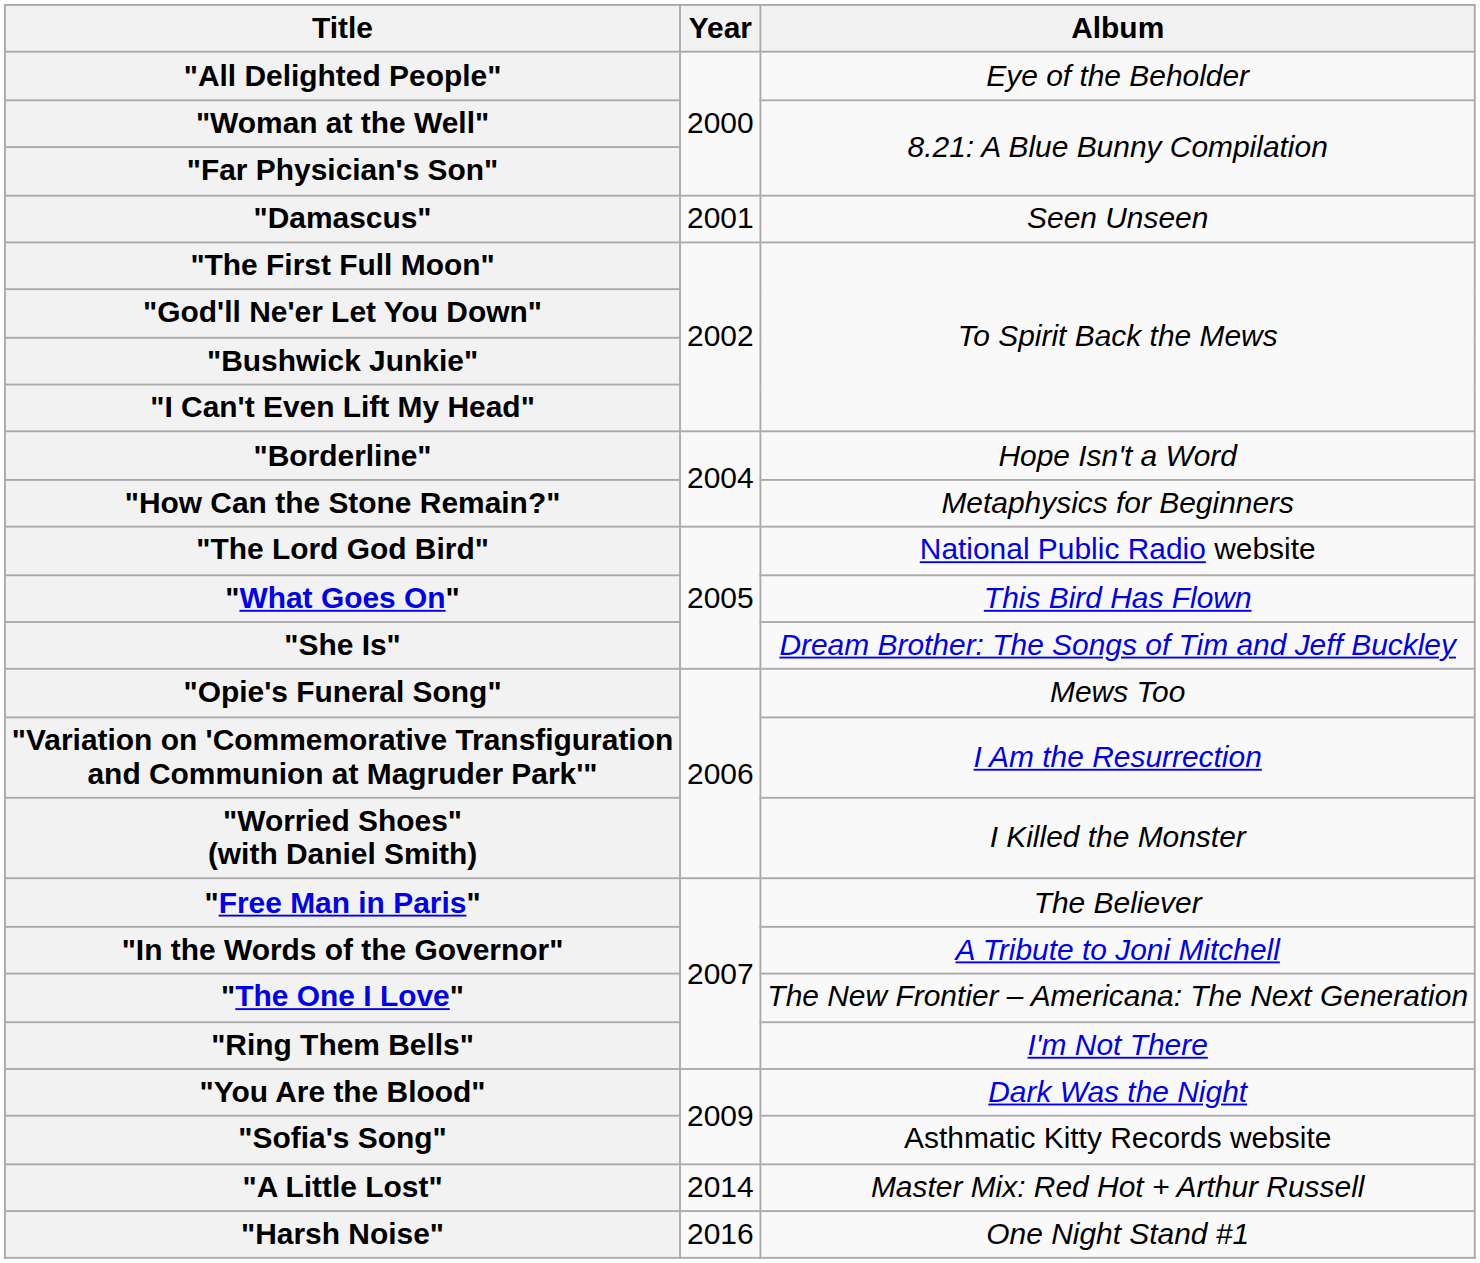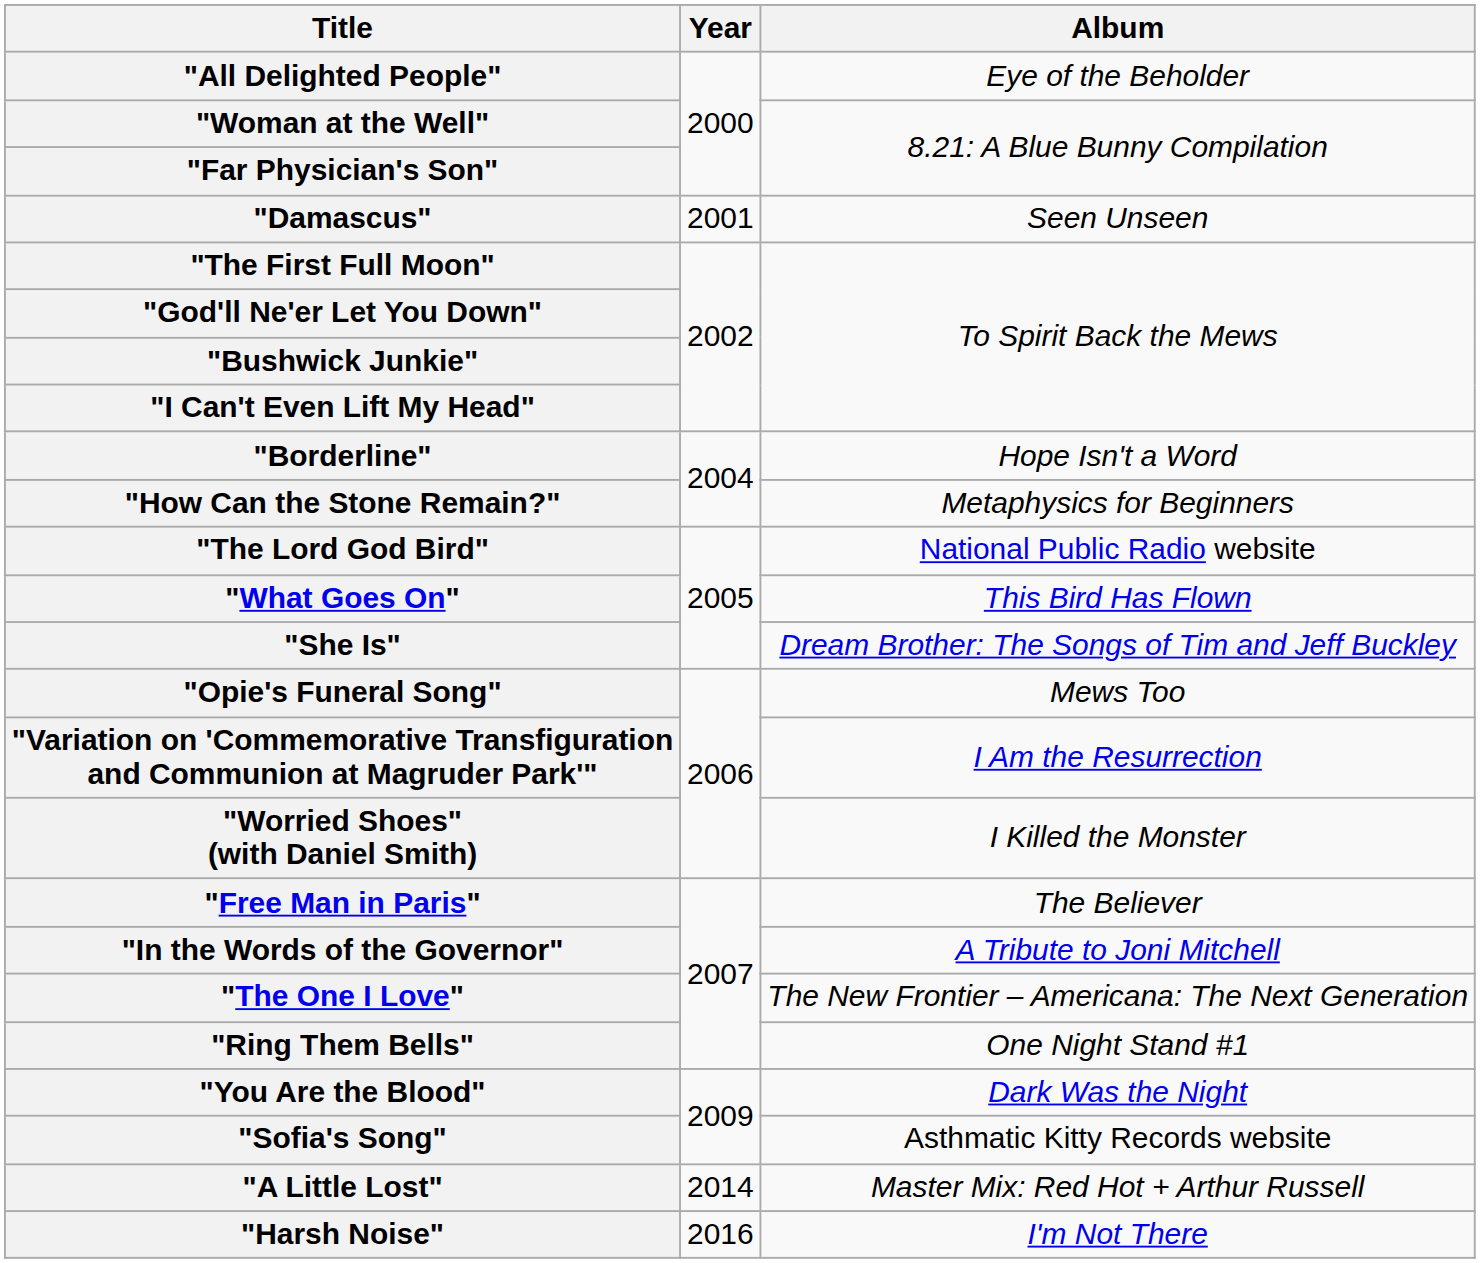(1118, 1044) I'm Not There -> (1118, 1044) One Night Stand #1
(1118, 1234) One Night Stand #1 -> (1118, 1234) I'm Not There
